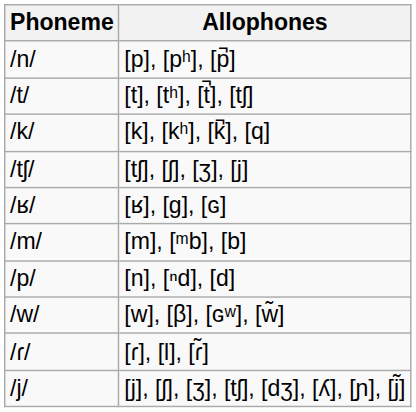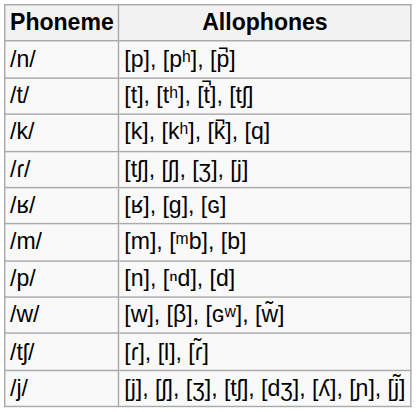(22, 168) /tʃ/ -> (20, 168) /ɾ/
(20, 351) /ɾ/ -> (22, 351) /tʃ/
